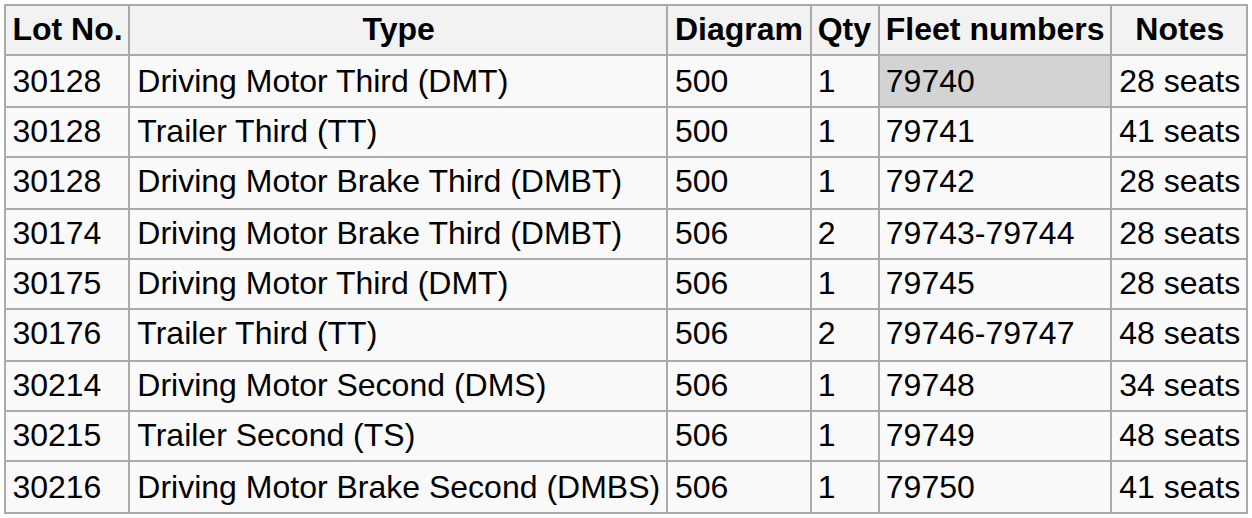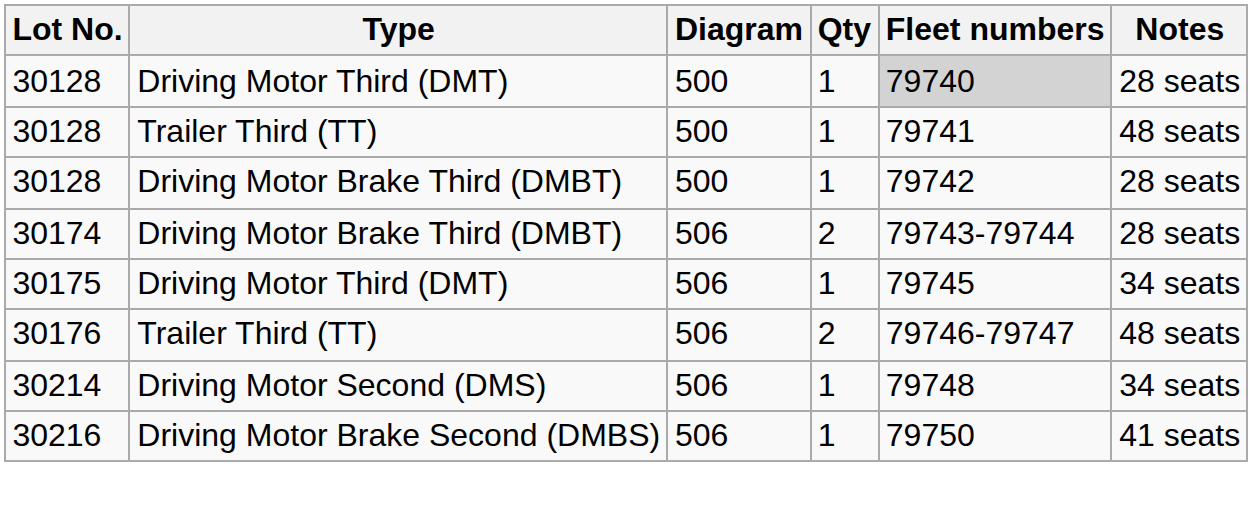(1180, 131) 41 seats -> (1180, 131) 48 seats
(1180, 283) 28 seats -> (1180, 283) 34 seats
- row: (57, 435)
